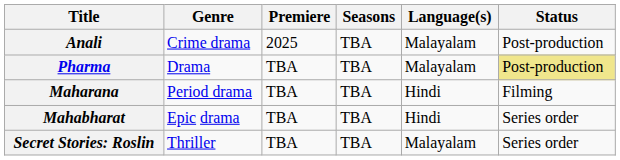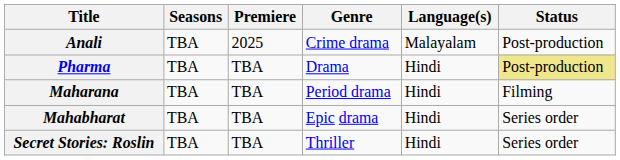columns swapped: (213, 17) <-> (369, 17)
(440, 67) Malayalam -> (423, 67) Hindi
(440, 142) Malayalam -> (423, 142) Hindi
